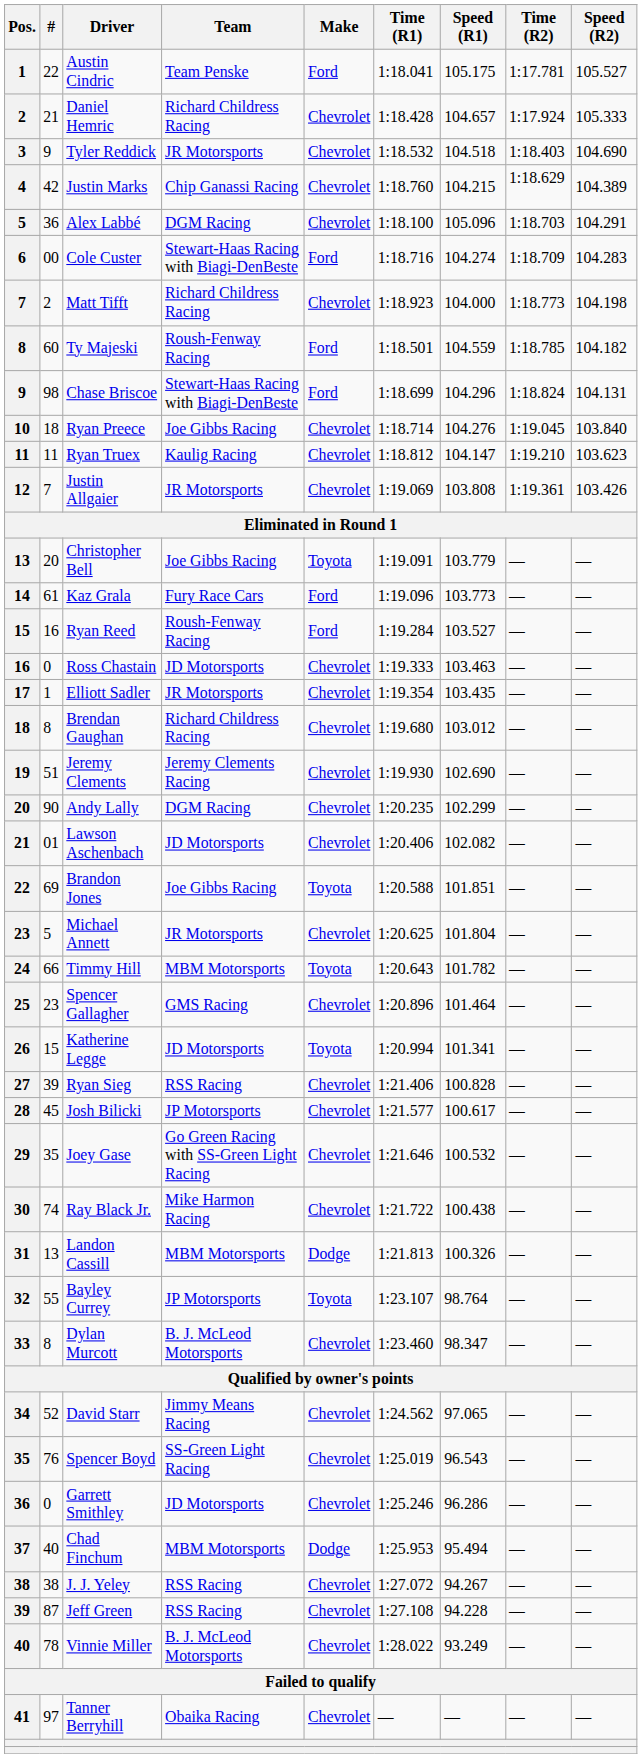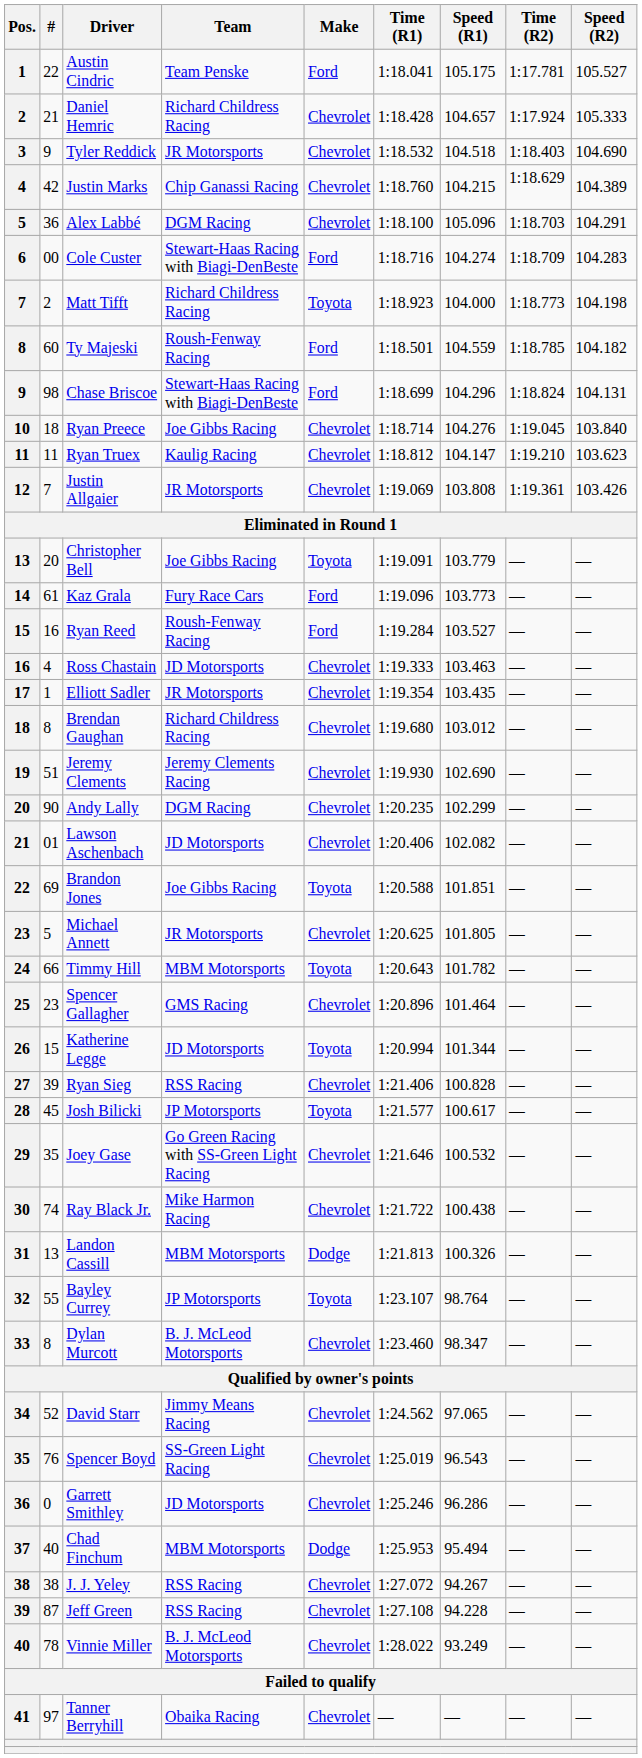(339, 303) Chevrolet -> (330, 303) Toyota
(47, 666) 0 -> (47, 666) 4
(470, 933) 101.804 -> (470, 933) 101.805
(470, 1049) 101.341 -> (470, 1049) 101.344
(339, 1110) Chevrolet -> (330, 1110) Toyota
